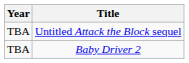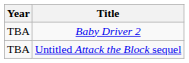rows swapped: (108, 49) <-> (108, 31)
